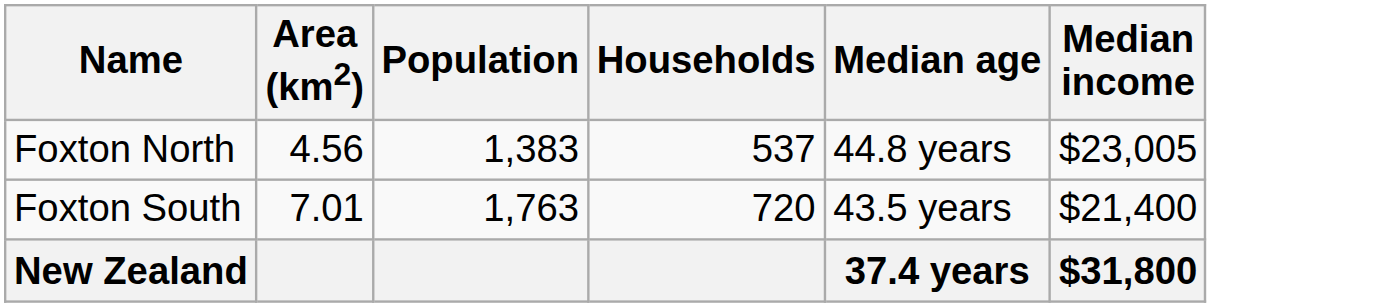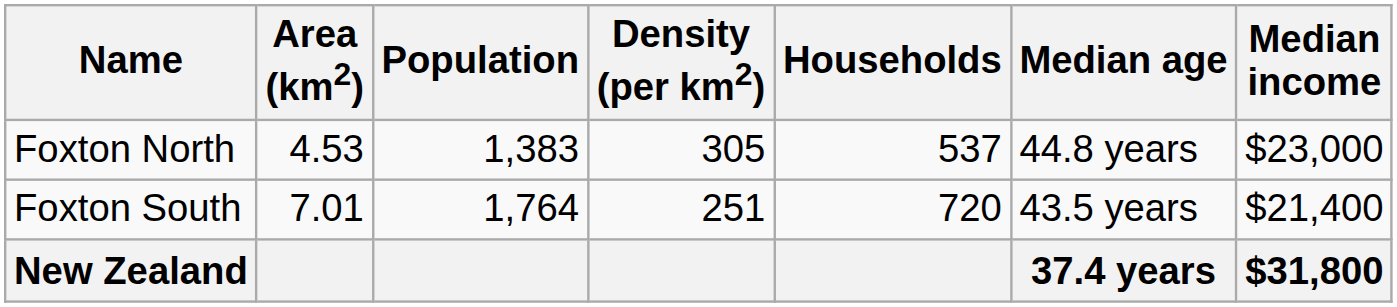+ column: (681, 61)
(327, 148) 4.56 -> (327, 148) 4.53
(1128, 148) $23,005 -> (1314, 148) $23,000
(531, 209) 1,763 -> (531, 209) 1,764
